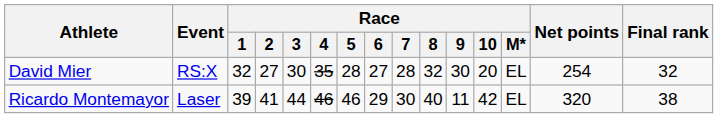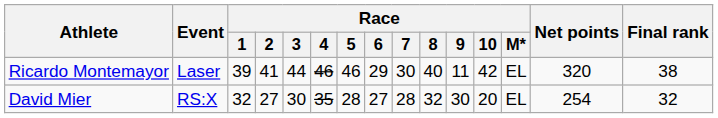rows swapped: (50, 72) <-> (89, 99)
